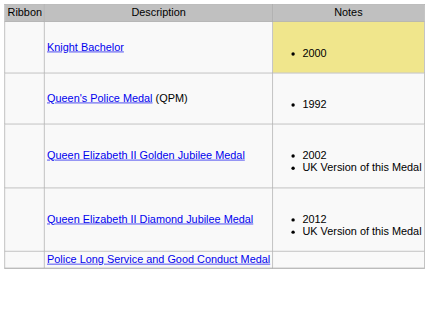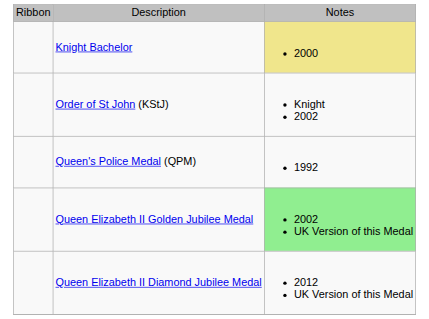+ row: (112, 104)
(348, 162) no background -> (340, 225) lightgreen background
- row: (159, 259)
